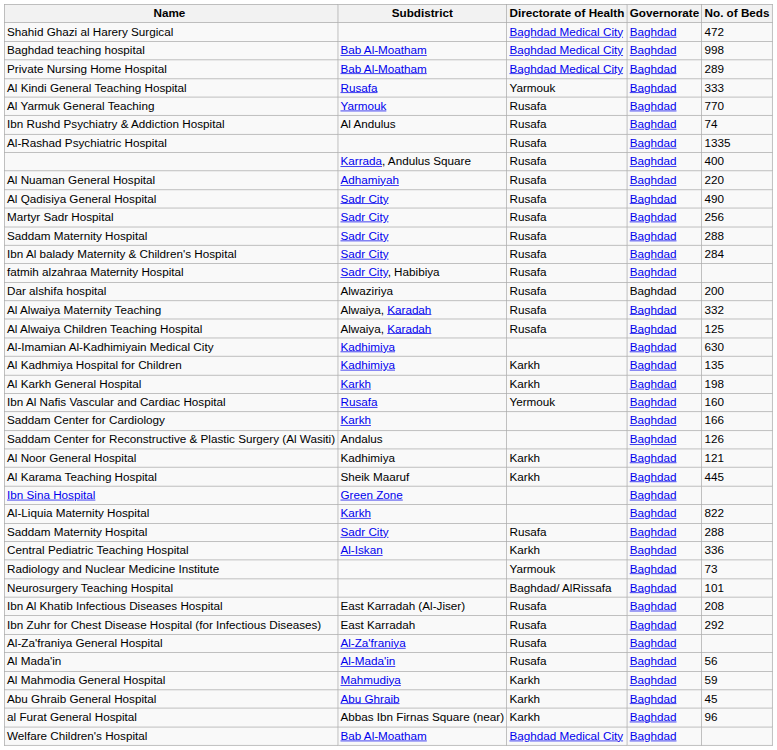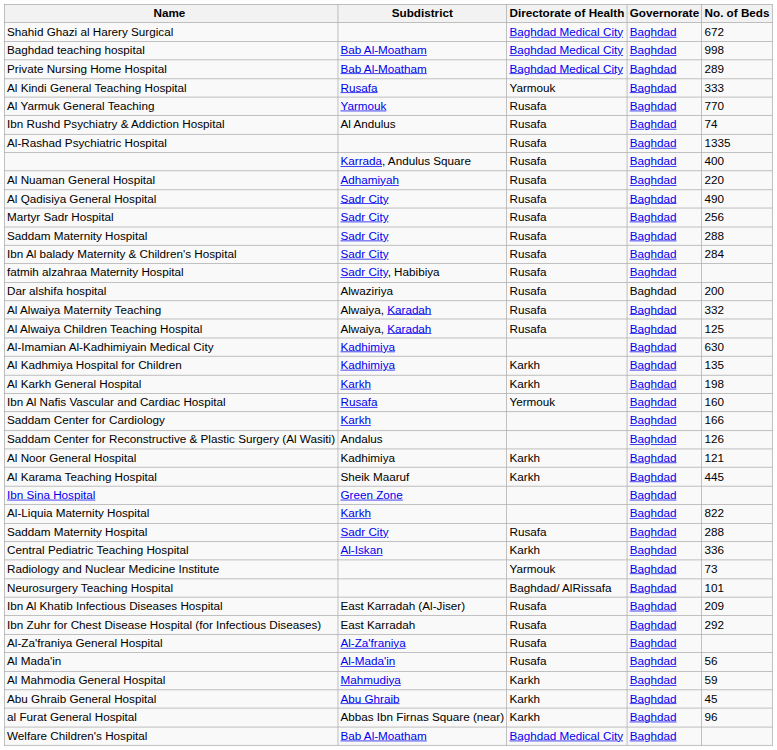(714, 32) 472 -> (714, 32) 672
(714, 606) 208 -> (714, 606) 209
